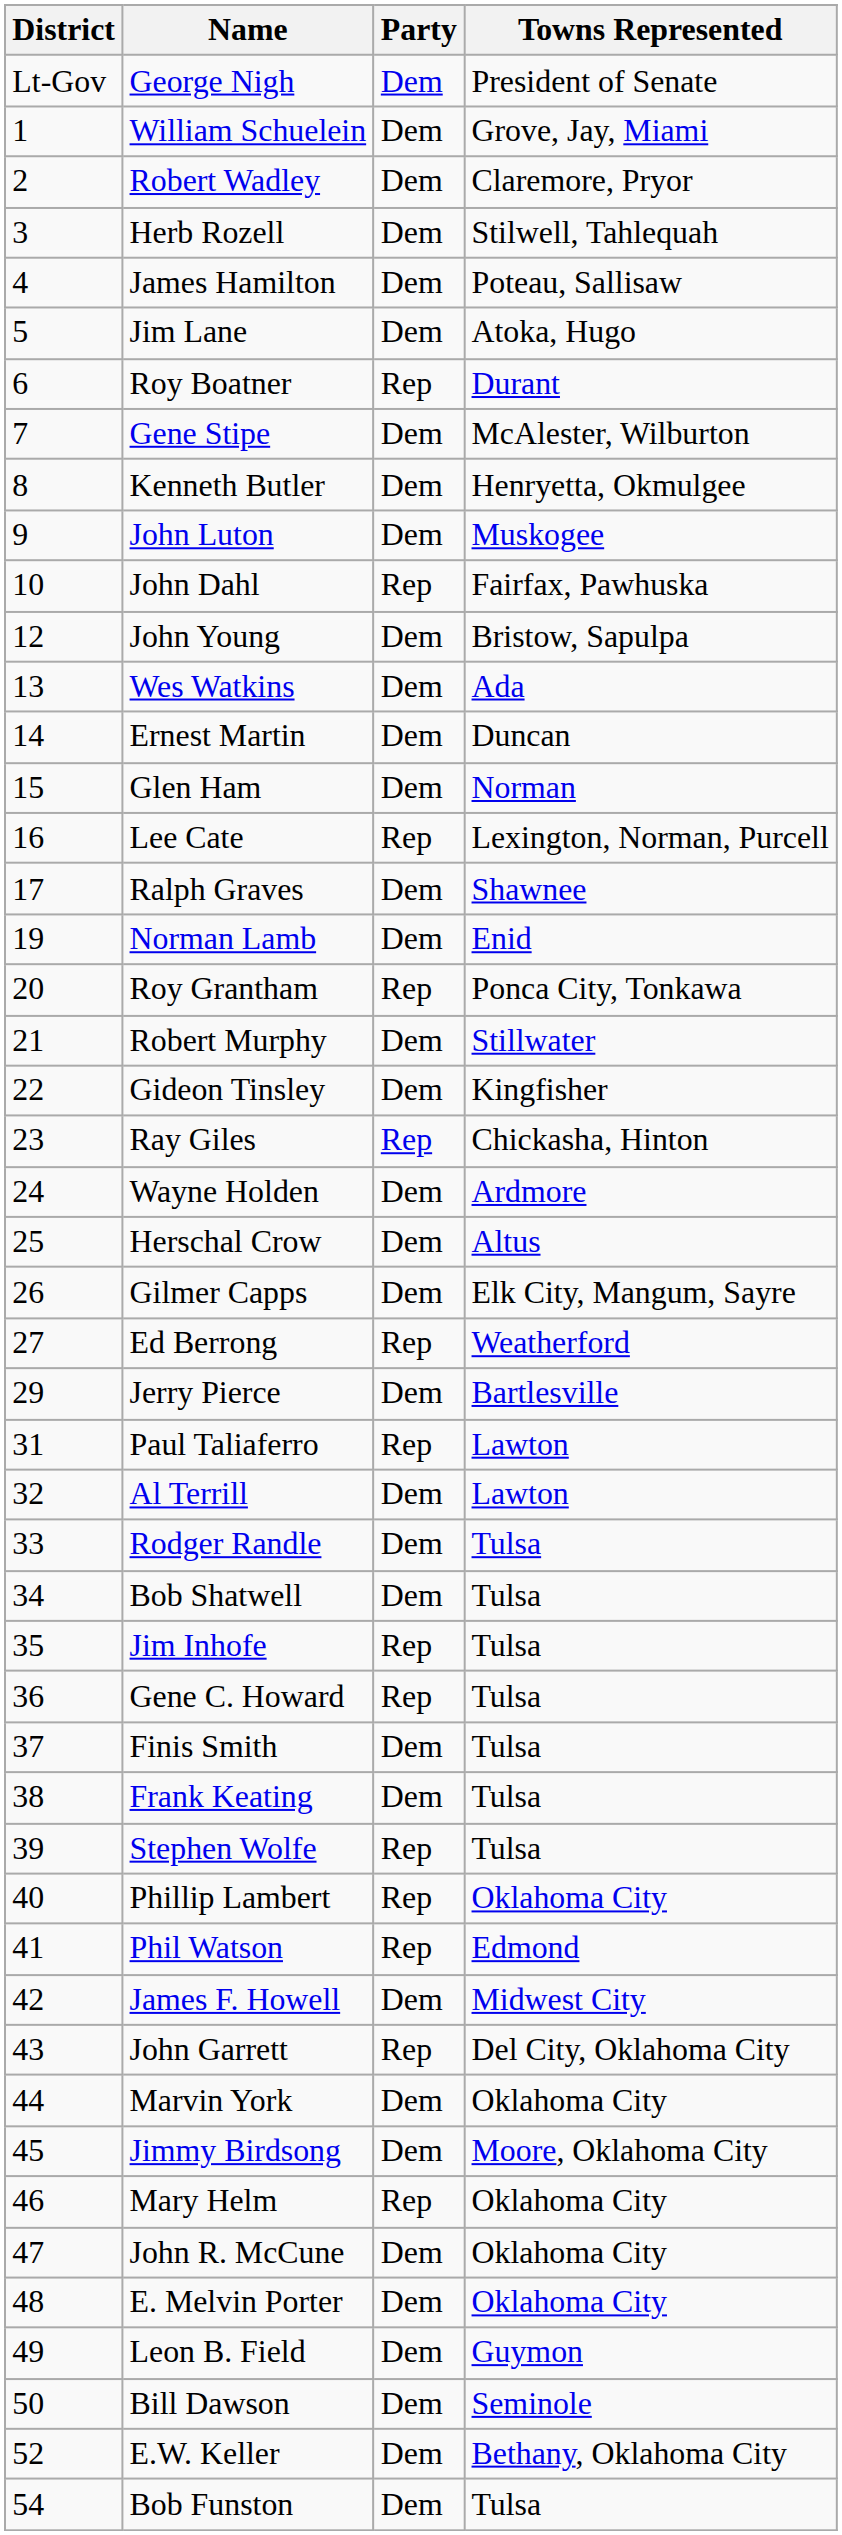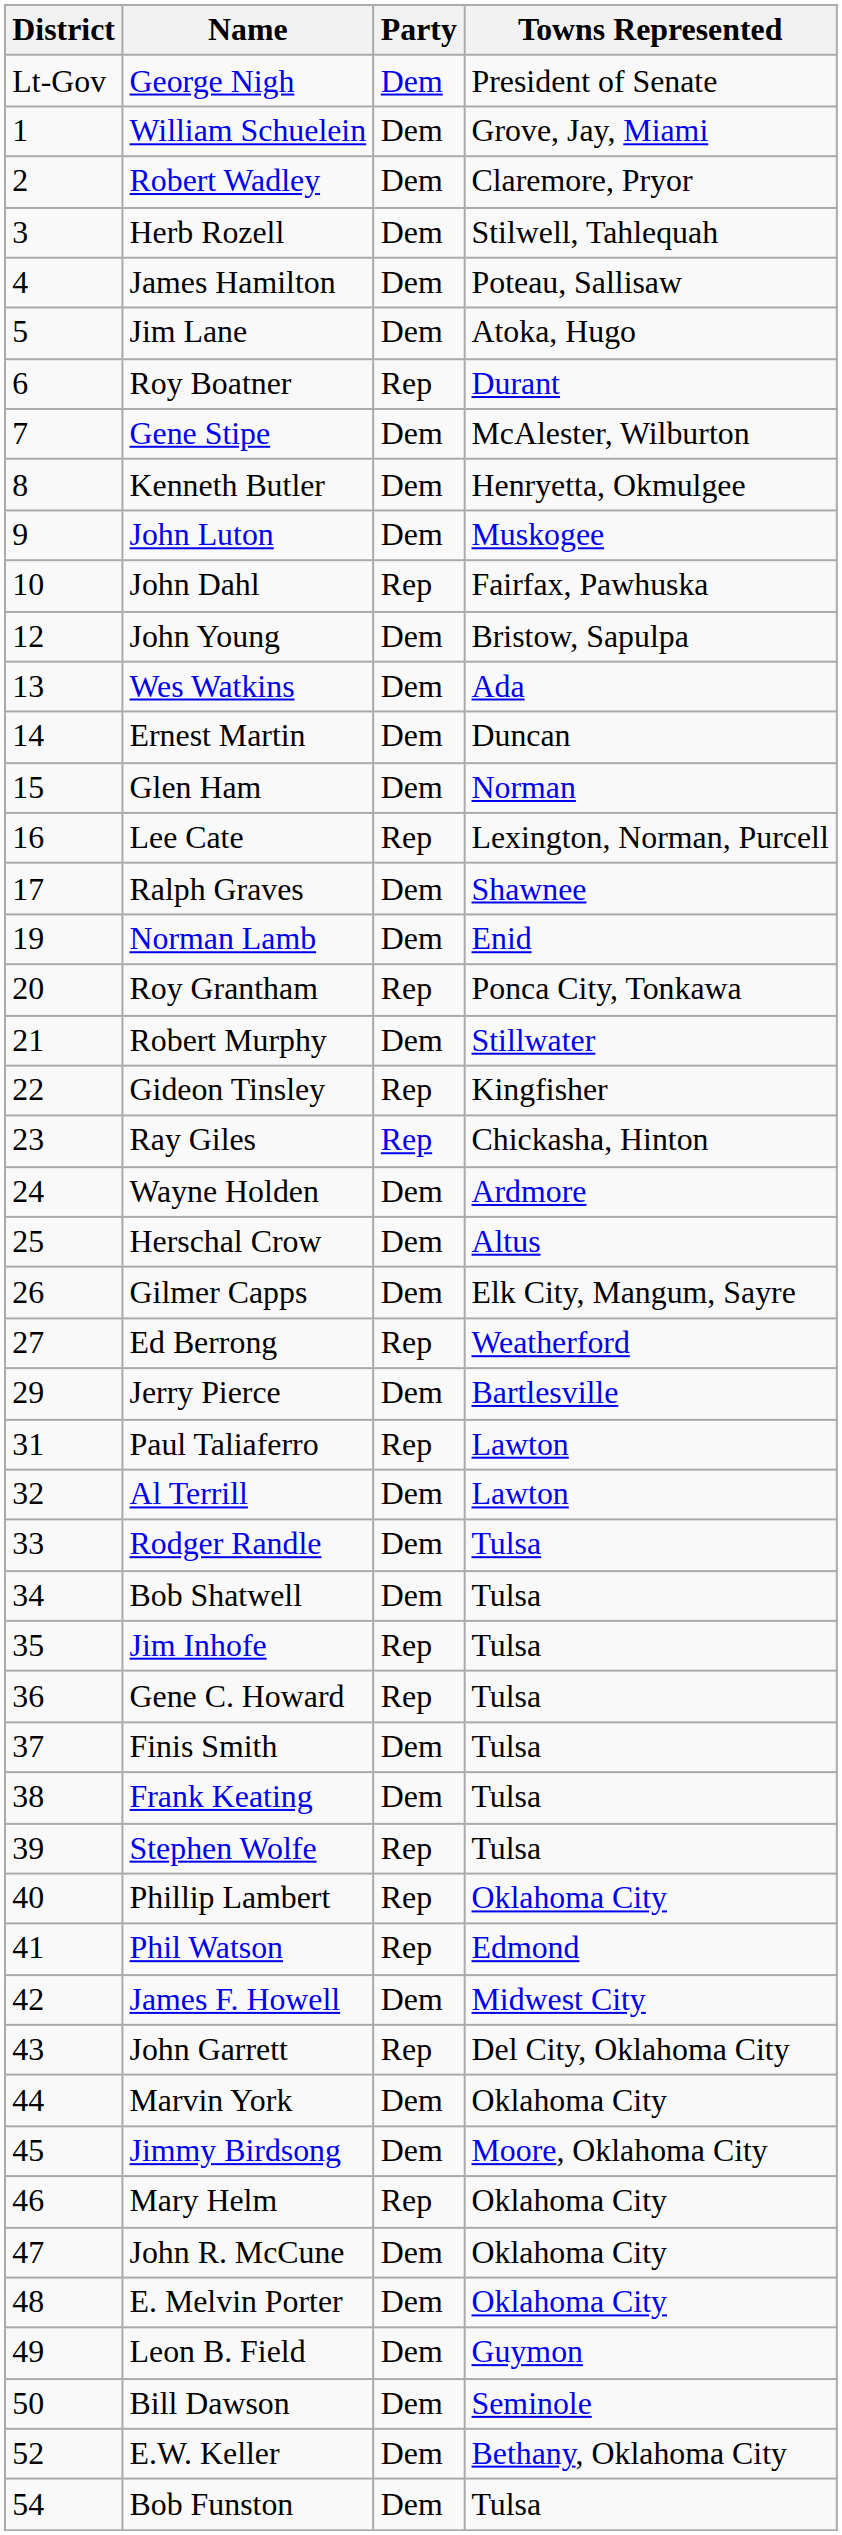(412, 1090) Dem -> (406, 1090) Rep
